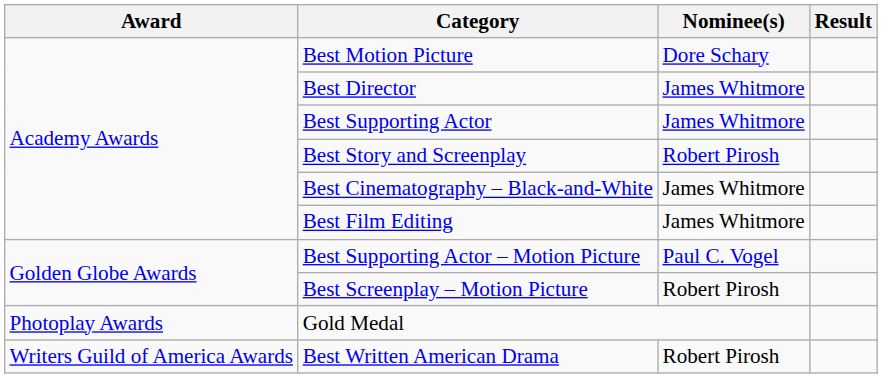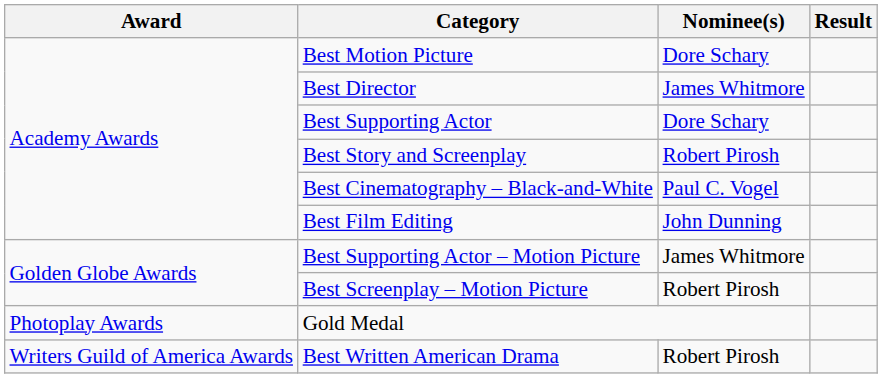(734, 121) James Whitmore -> (716, 121) Dore Schary
(734, 188) James Whitmore -> (721, 188) Paul C. Vogel
(734, 222) James Whitmore -> (722, 222) John Dunning
(721, 255) Paul C. Vogel -> (734, 255) James Whitmore
